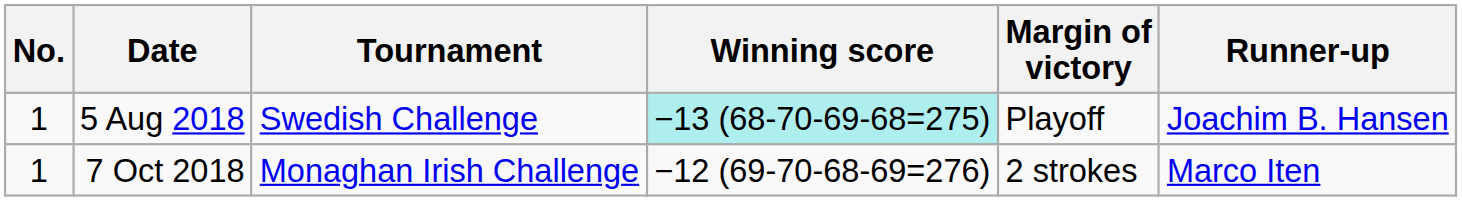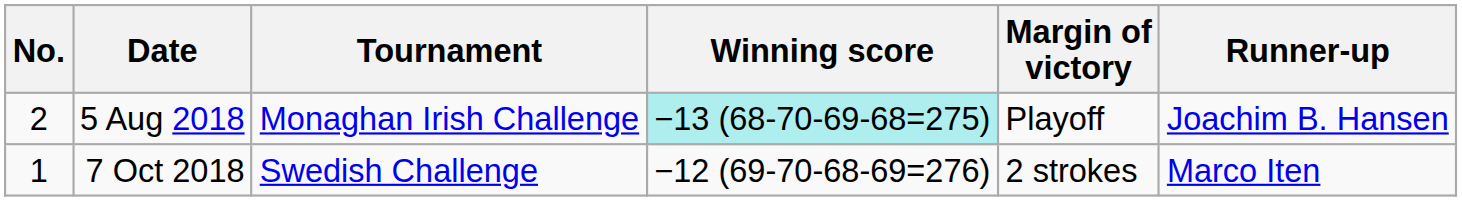(39, 119) 1 -> (39, 119) 2
(399, 119) Swedish Challenge -> (449, 119) Monaghan Irish Challenge
(449, 170) Monaghan Irish Challenge -> (399, 170) Swedish Challenge
